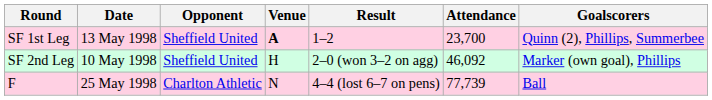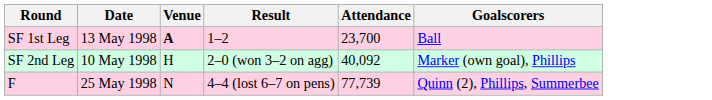- column: (212, 15)
(613, 38) Quinn (2), Phillips, Summerbee -> (429, 38) Ball
(466, 60) 46,092 -> (361, 60) 40,092
(534, 83) Ball -> (508, 83) Quinn (2), Phillips, Summerbee
